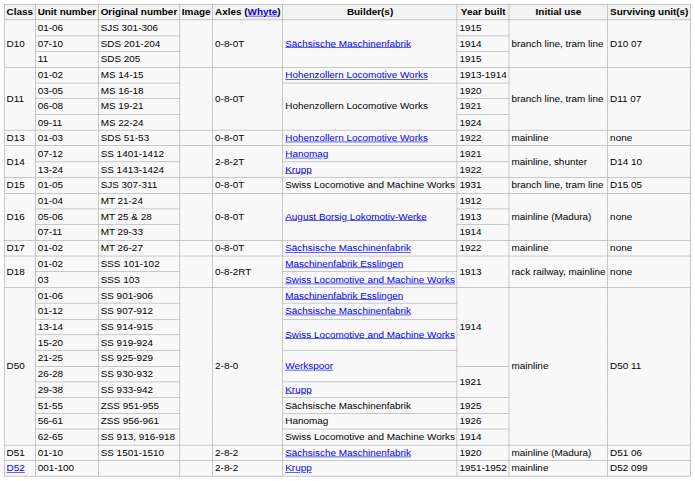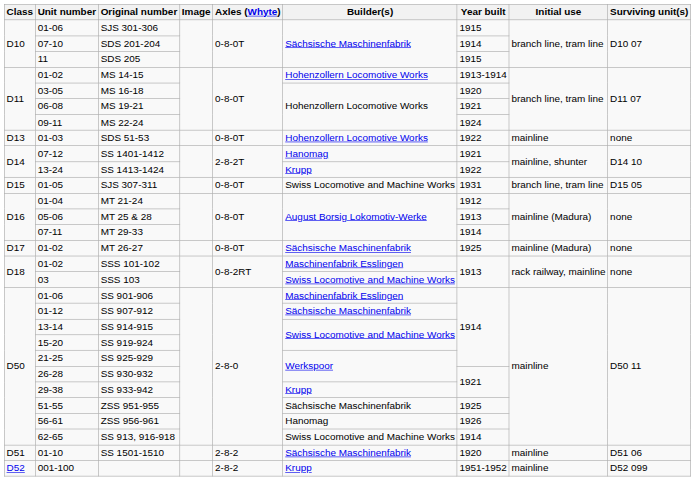(470, 248) 1922 -> (470, 248) 1925
(530, 248) mainline -> (551, 248) mainline (Madura)
(551, 452) mainline (Madura) -> (530, 452) mainline
